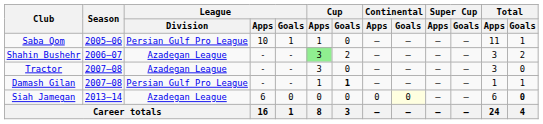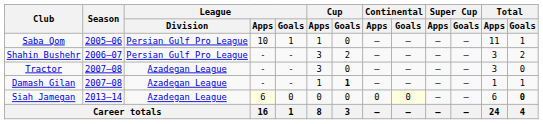(187, 54) Azadegan League -> (187, 54) Persian Gulf Pro League
(319, 54) lightgreen background -> (319, 54) no background
(187, 83) Persian Gulf Pro League -> (187, 83) Azadegan League
(263, 97) no background -> (263, 97) lightyellow background
